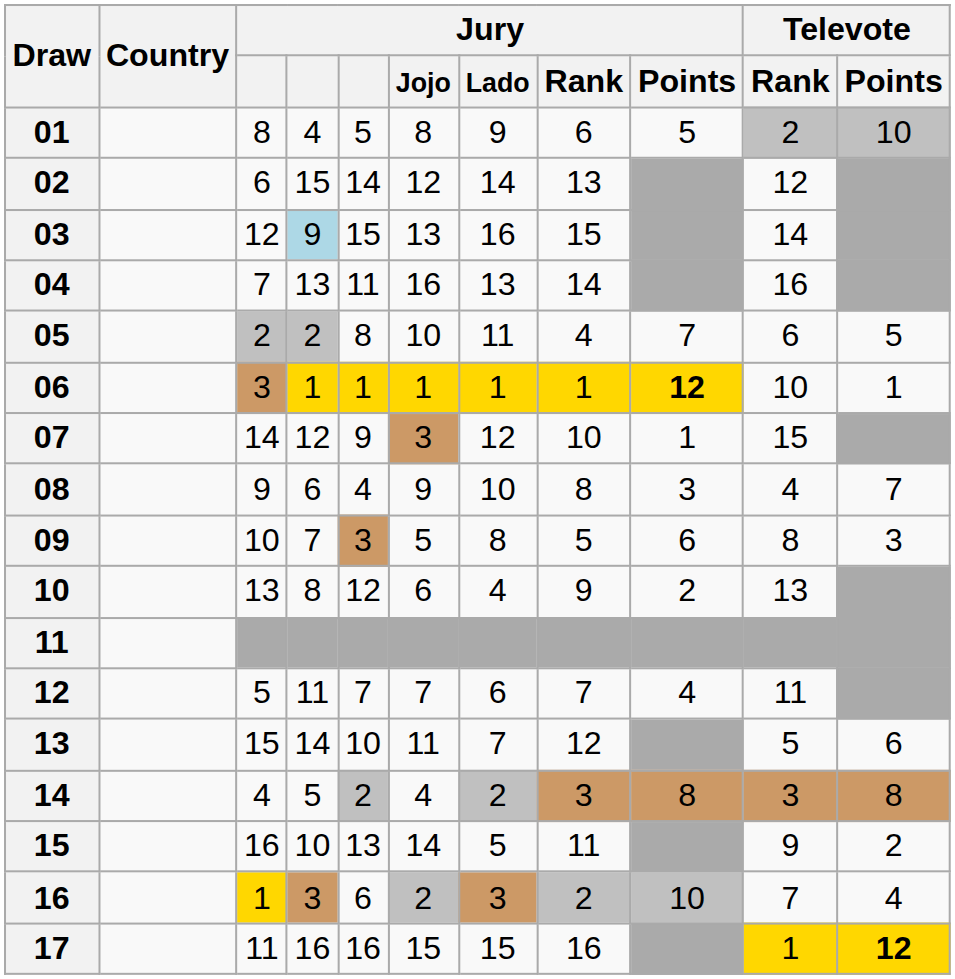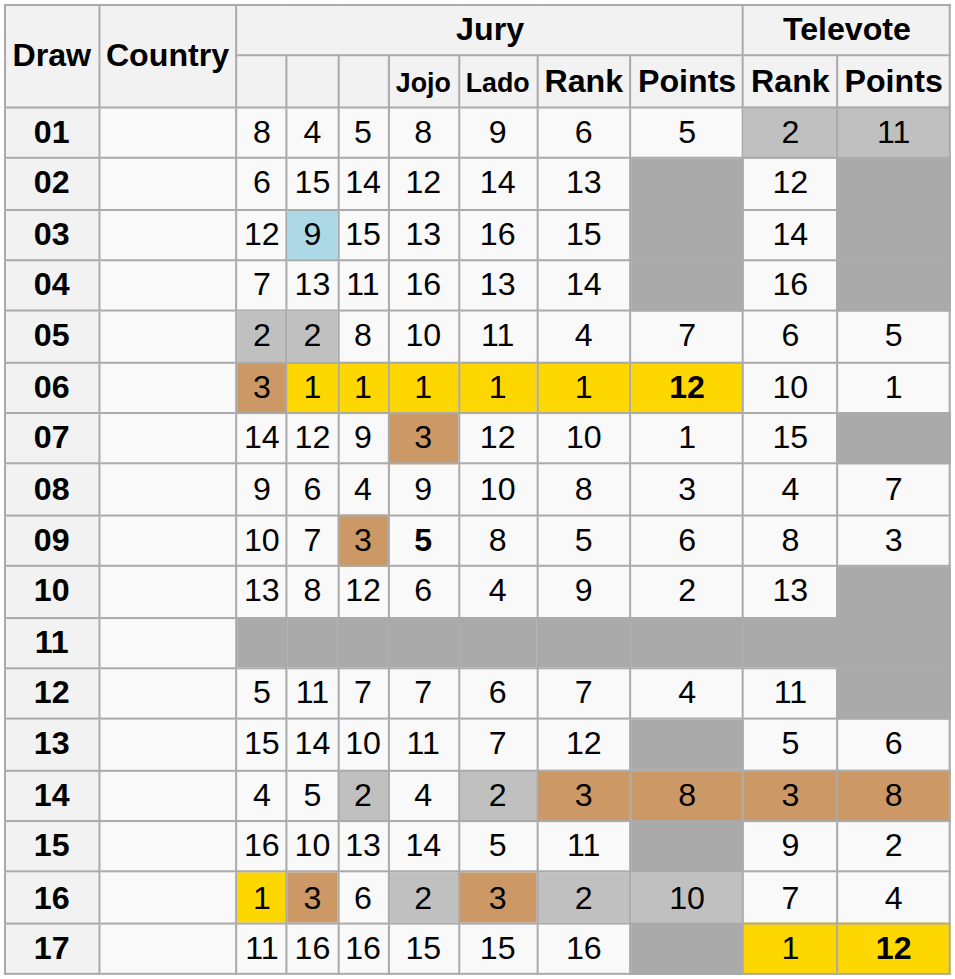(894, 132) 10 -> (894, 132) 11
(423, 540) normal -> (423, 540) bold
